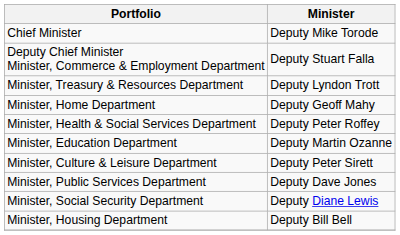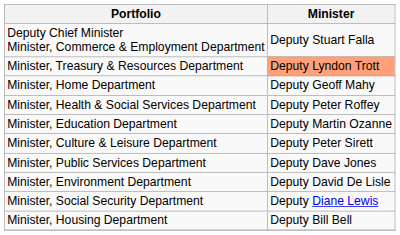- row: (44, 33)
(325, 85) no background -> (325, 66) lightsalmon background
+ row: (99, 182)
